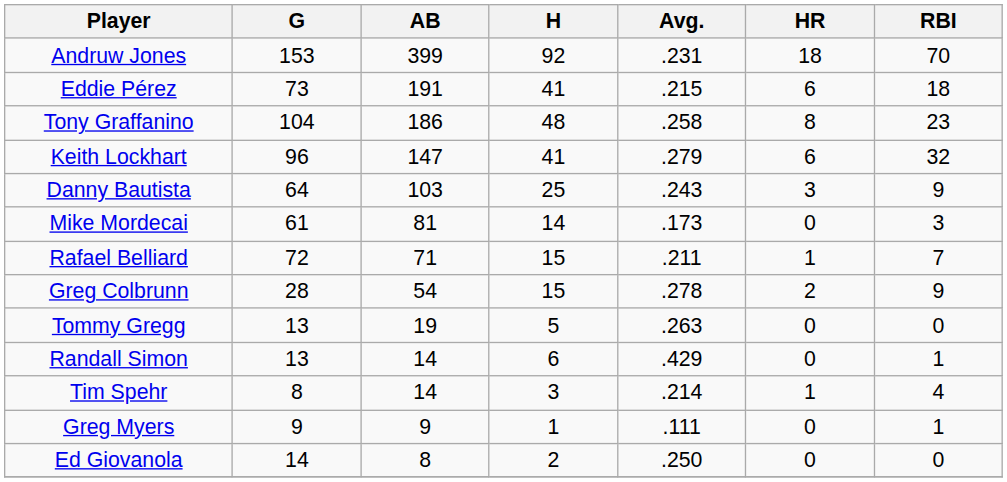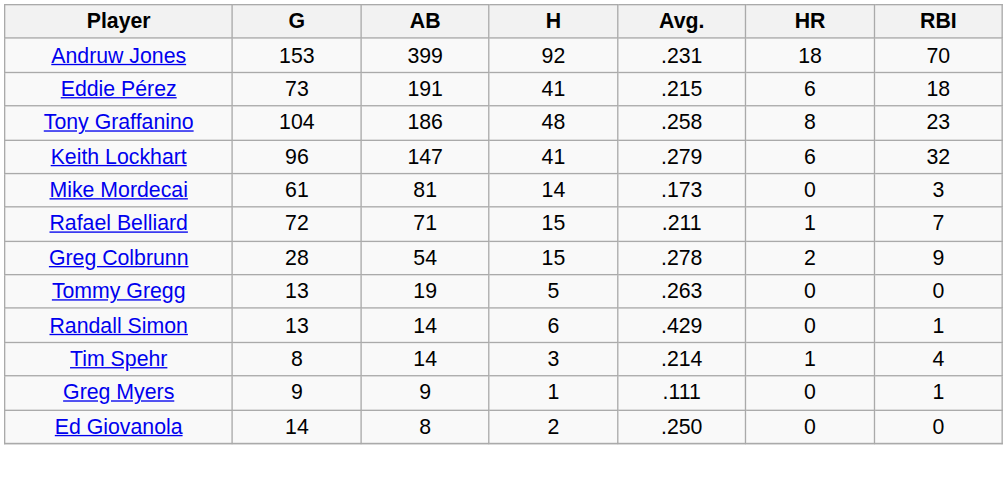- row: (119, 190)
